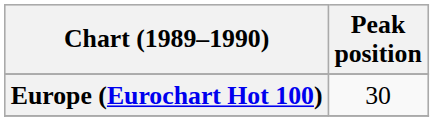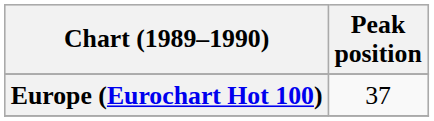(378, 94) 30 -> (378, 94) 37
